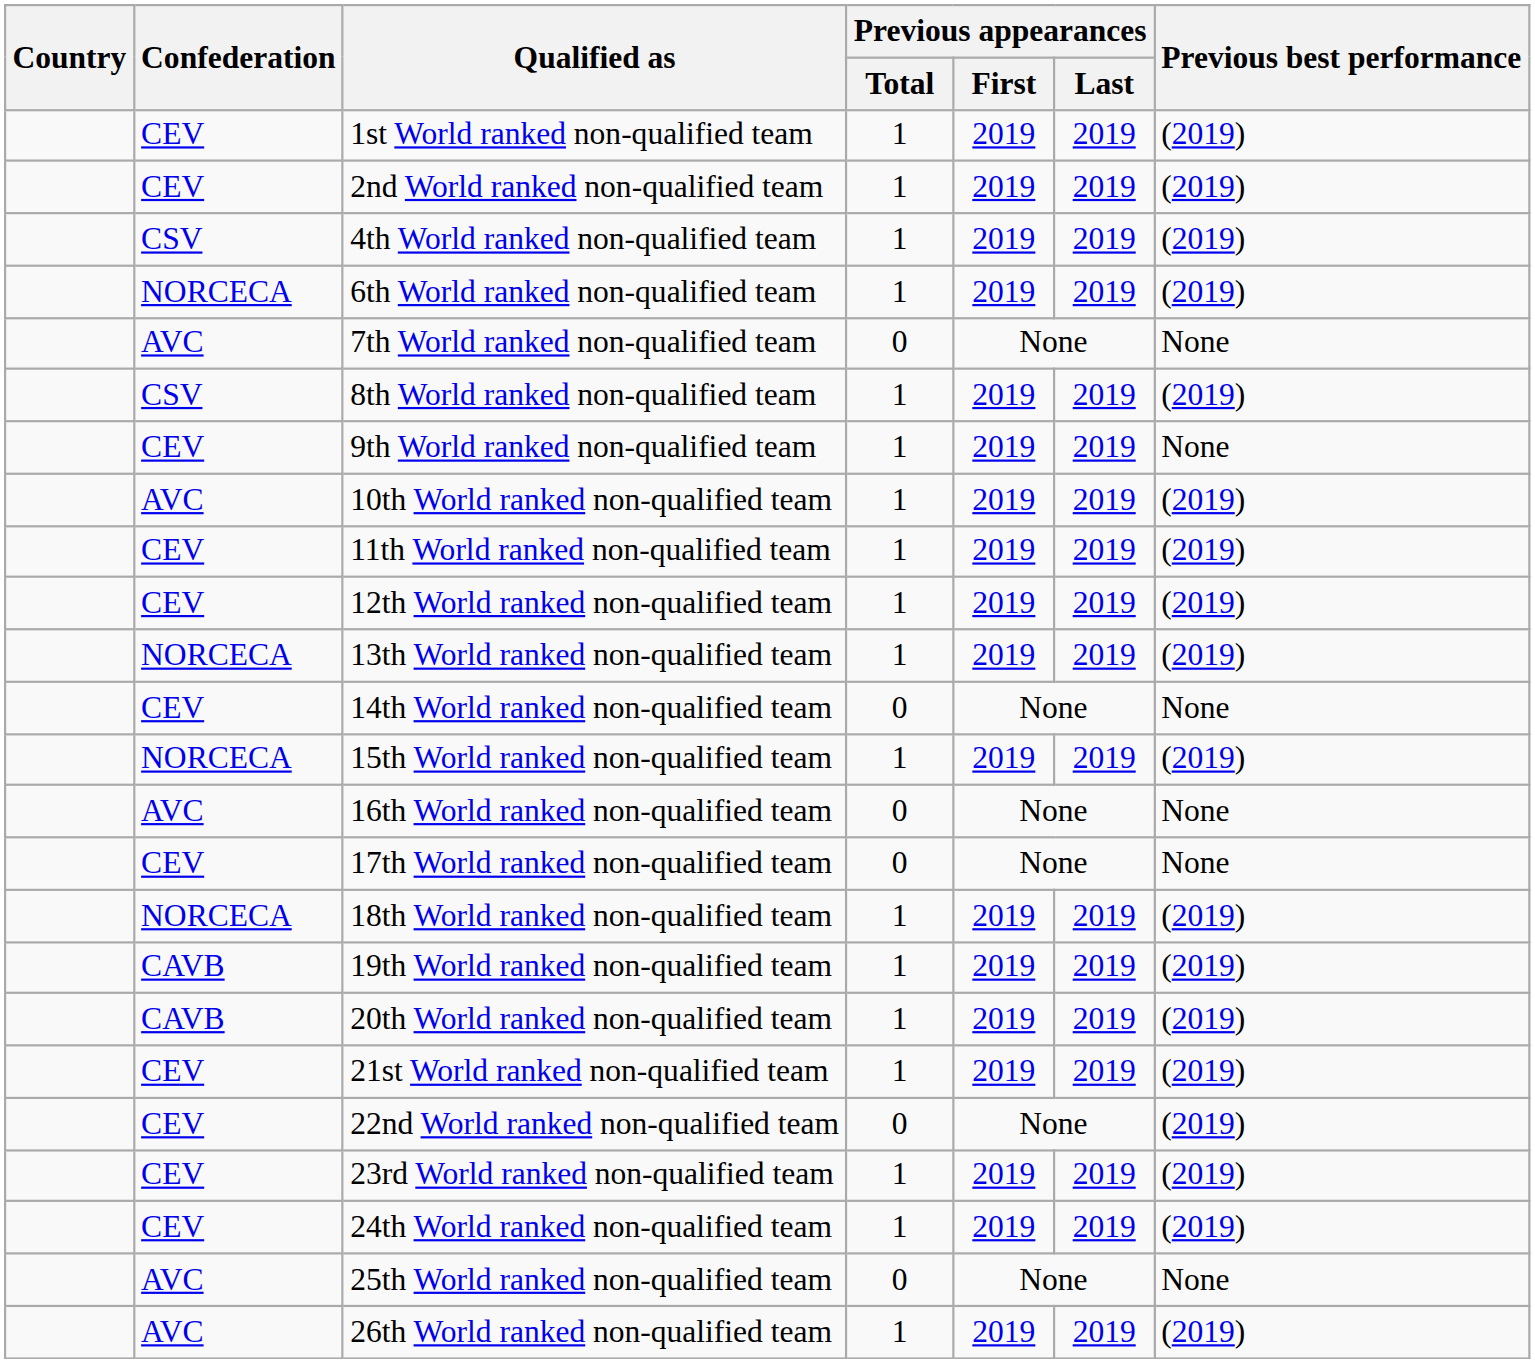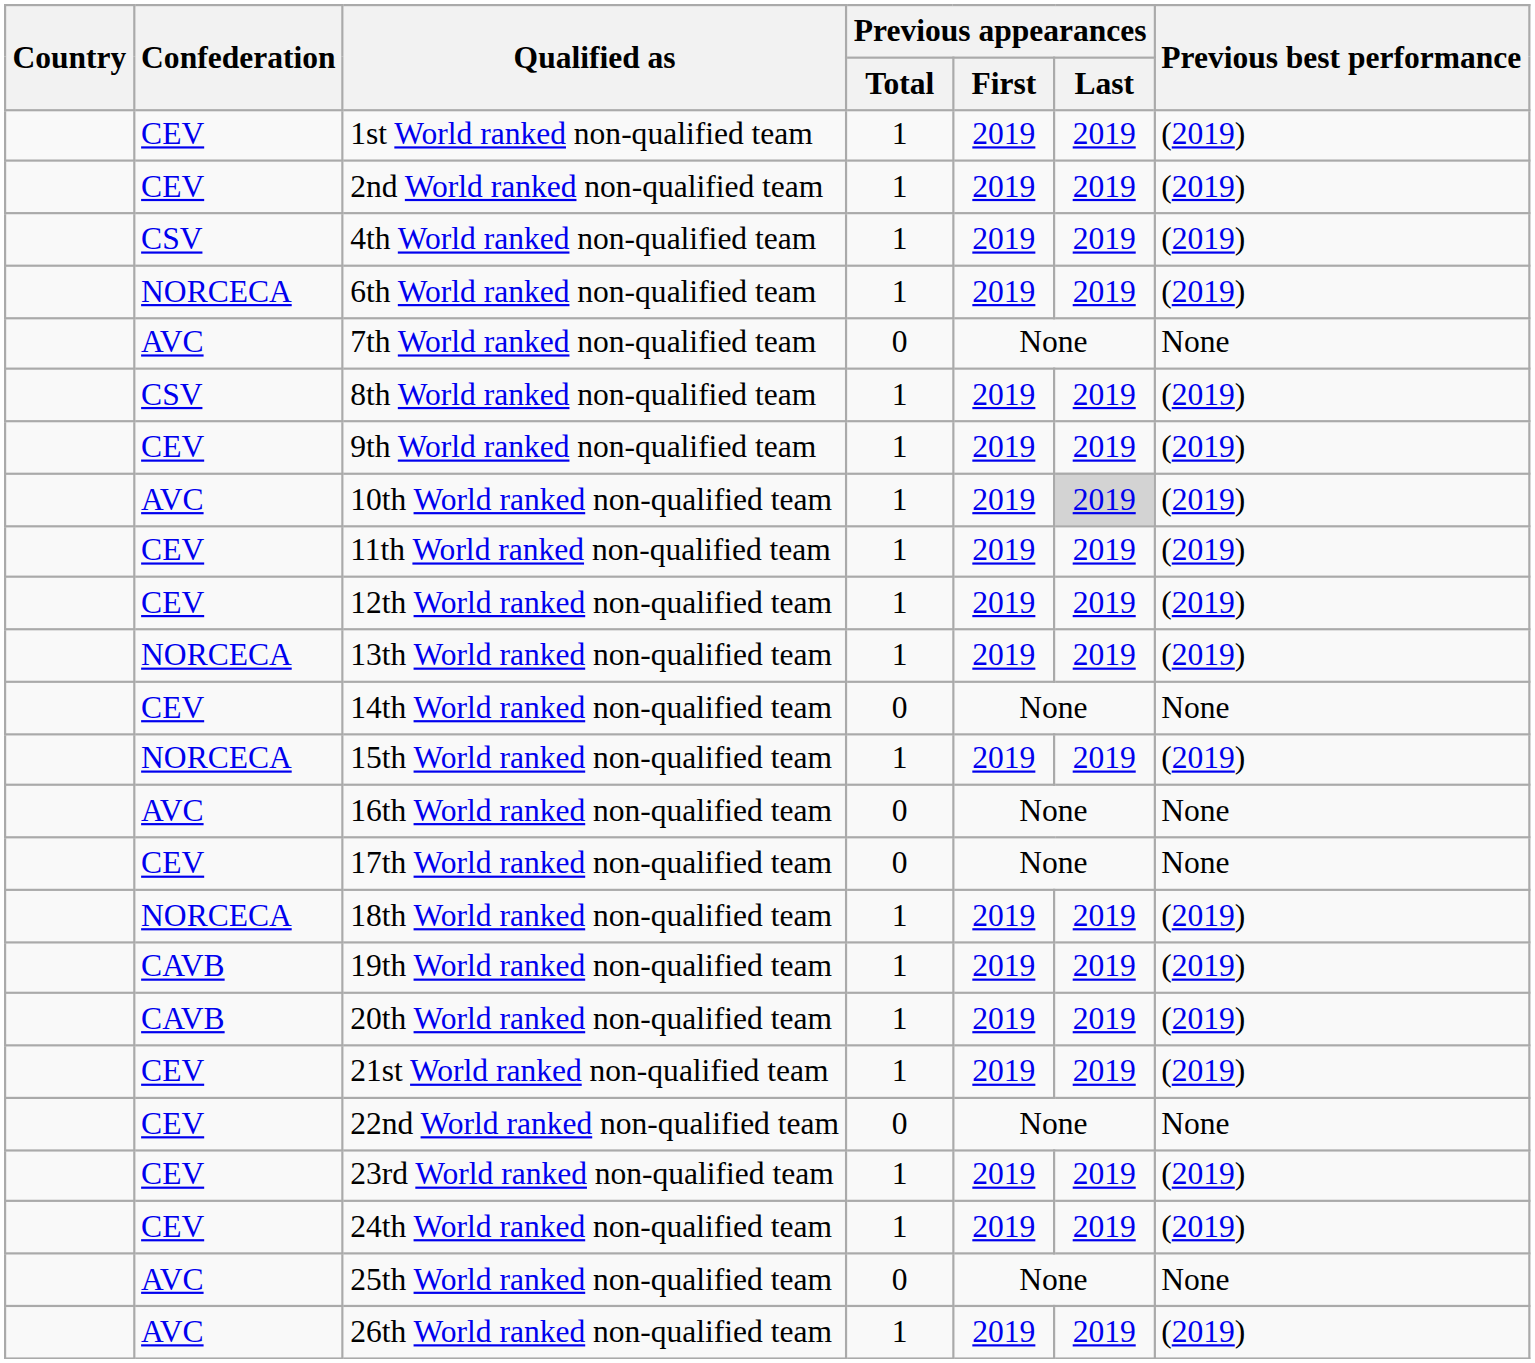(1195, 446) None -> (1203, 446) (2019)
(1104, 499) no background -> (1104, 499) lightgrey background
(1203, 1123) (2019) -> (1195, 1123) None
